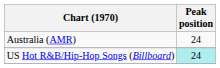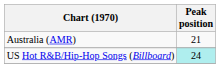(196, 39) 24 -> (196, 39) 21
